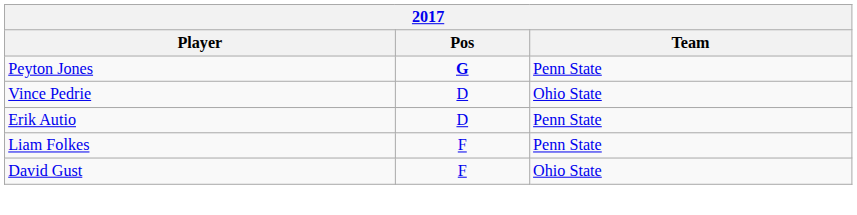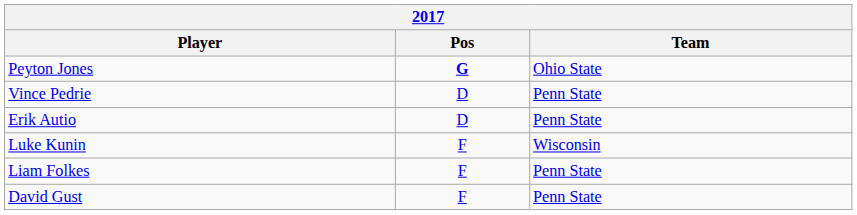(567, 68) Penn State -> (567, 68) Ohio State
(567, 94) Ohio State -> (567, 94) Penn State
+ row: (47, 145)
(567, 171) Ohio State -> (567, 196) Penn State
